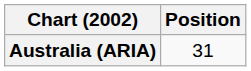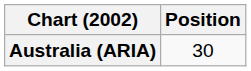(203, 50) 31 -> (203, 50) 30
